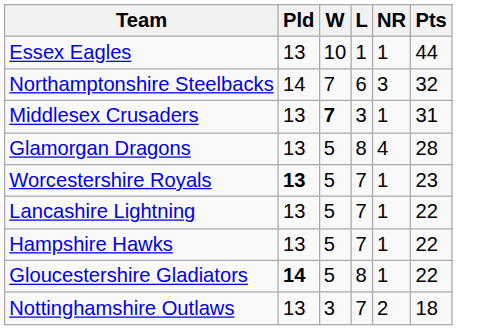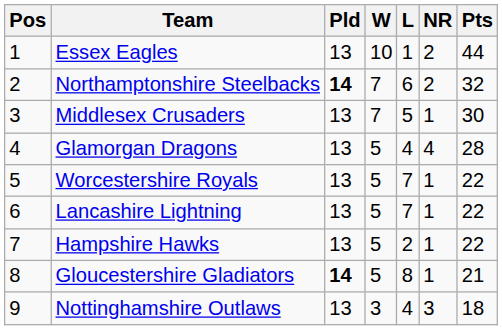+ column: (28, 20)
(383, 52) 1 -> (429, 52) 2
(294, 84) normal -> (341, 84) bold
(383, 84) 3 -> (429, 84) 2
(329, 116) bold -> (376, 116) normal
(361, 116) 3 -> (407, 116) 5
(427, 116) 31 -> (473, 116) 30
(361, 148) 8 -> (407, 148) 4
(294, 180) bold -> (341, 180) normal
(427, 180) 23 -> (473, 180) 22
(361, 244) 7 -> (407, 244) 2
(427, 276) 22 -> (473, 276) 21
(361, 308) 7 -> (407, 308) 4
(383, 308) 2 -> (429, 308) 3
